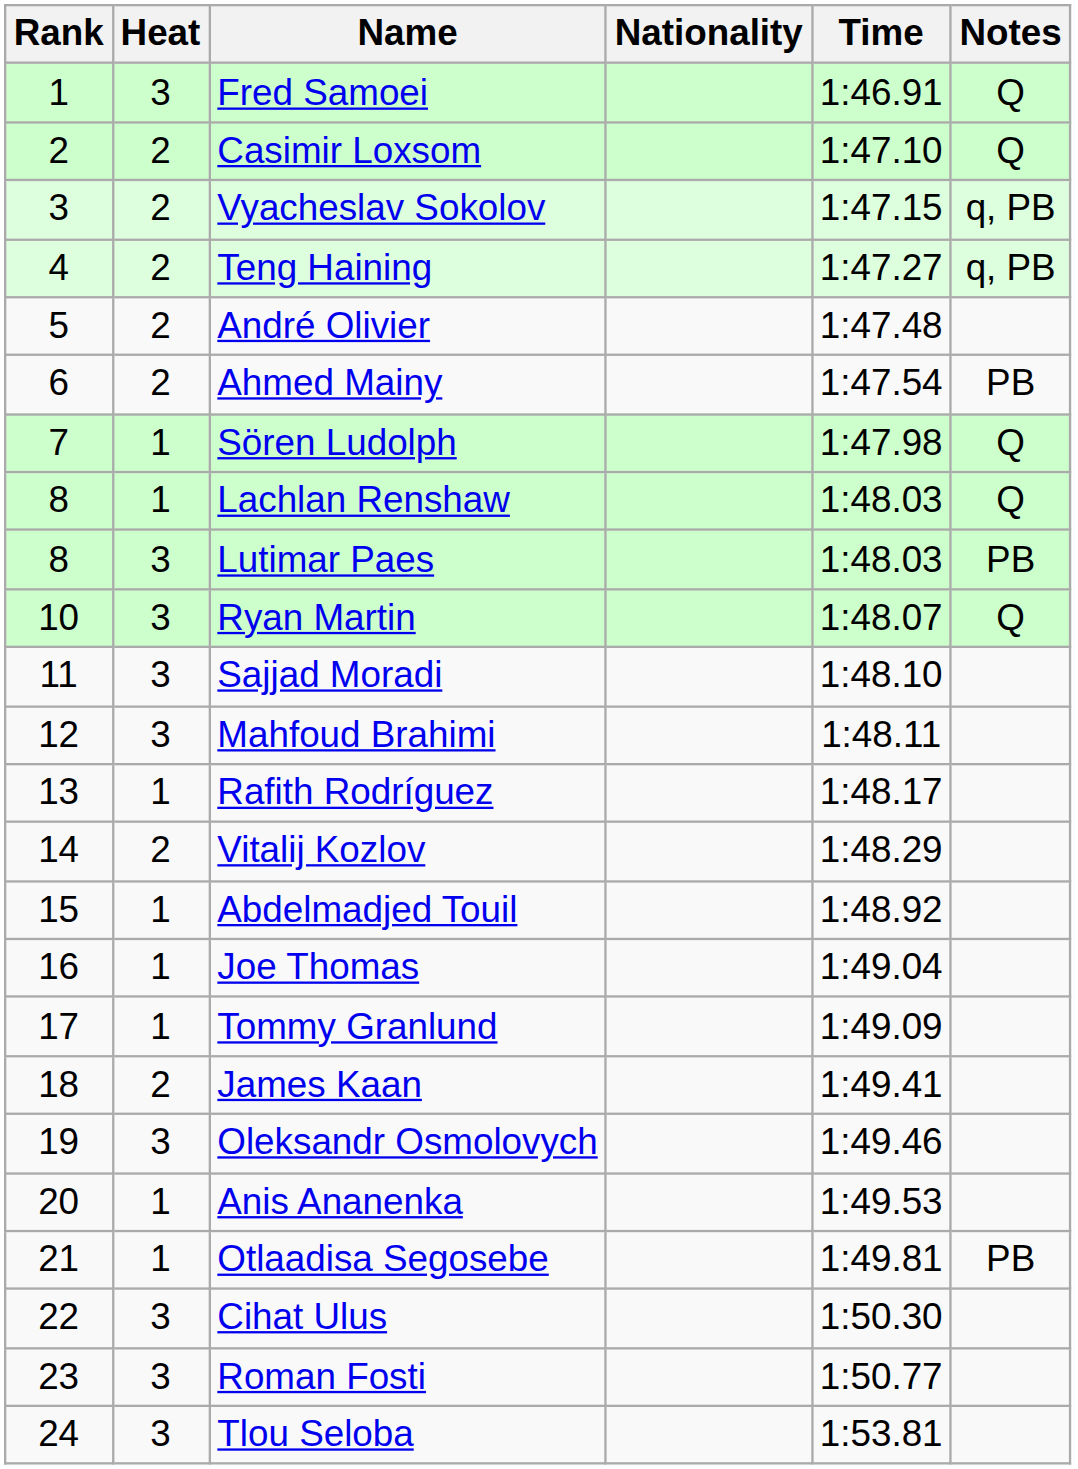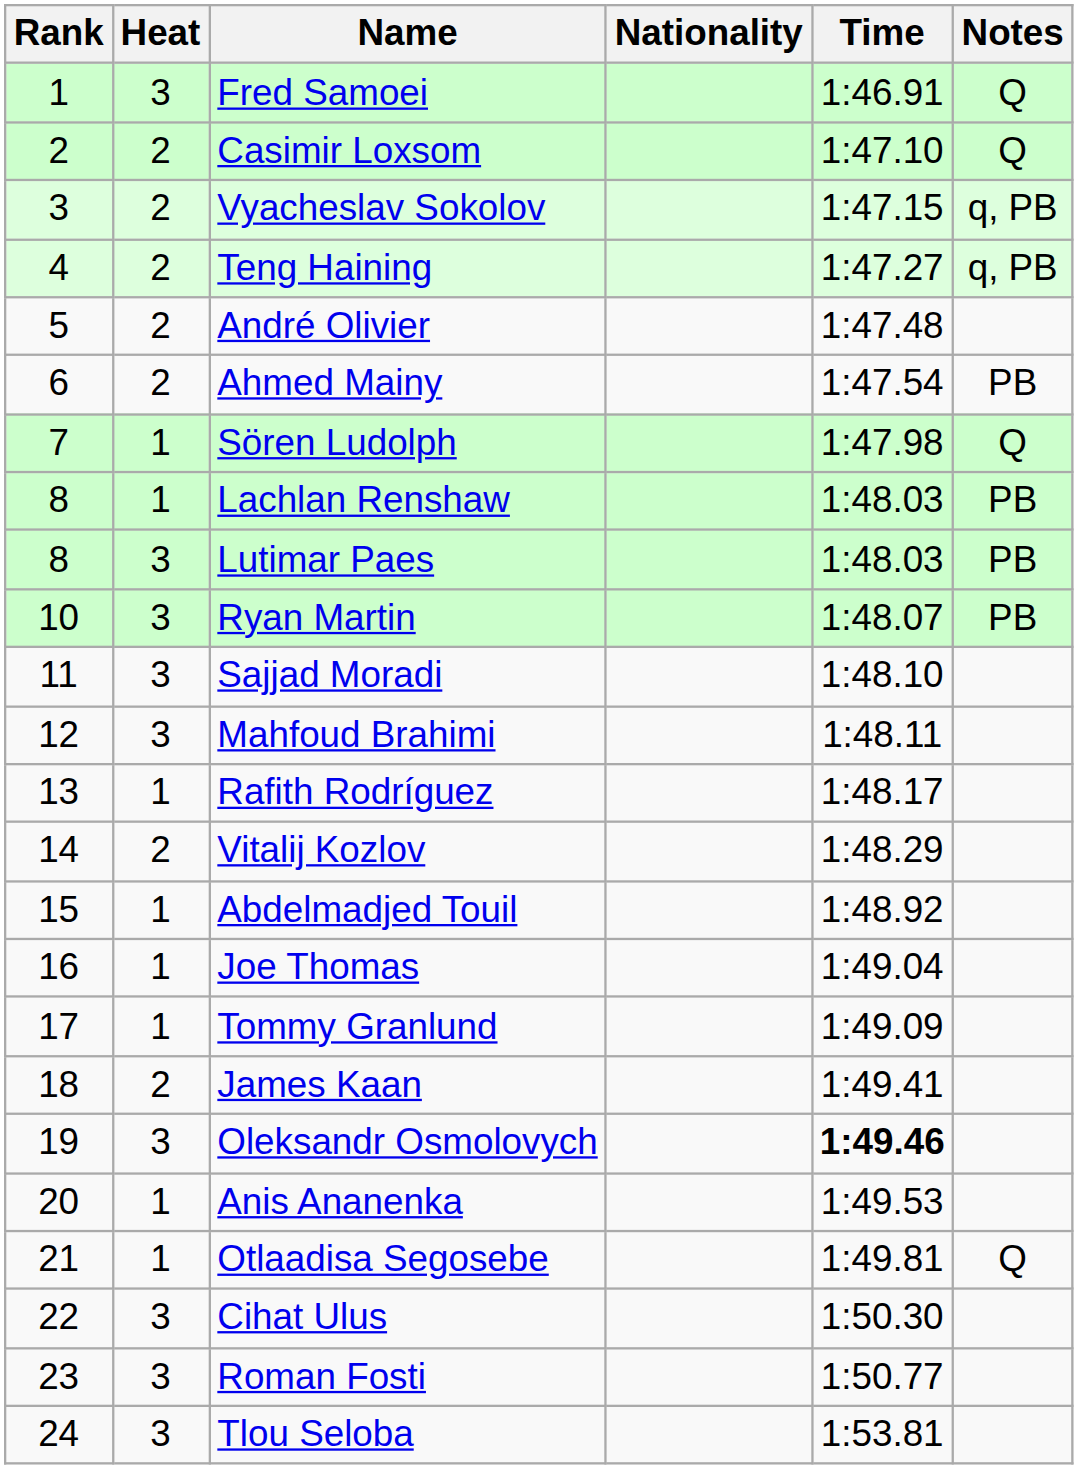(1011, 500) Q -> (1013, 500) PB
(1011, 617) Q -> (1013, 617) PB
(881, 1142) normal -> (882, 1142) bold
(1011, 1259) PB -> (1013, 1259) Q
